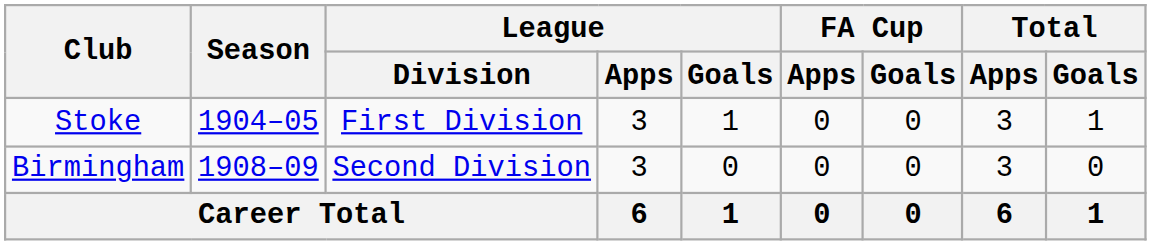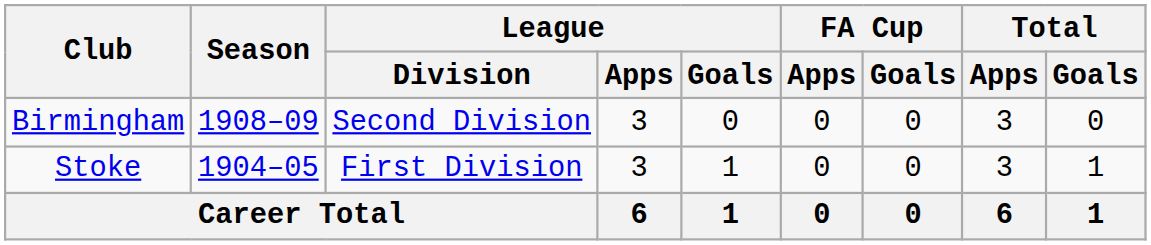rows swapped: (98, 122) <-> (98, 169)
